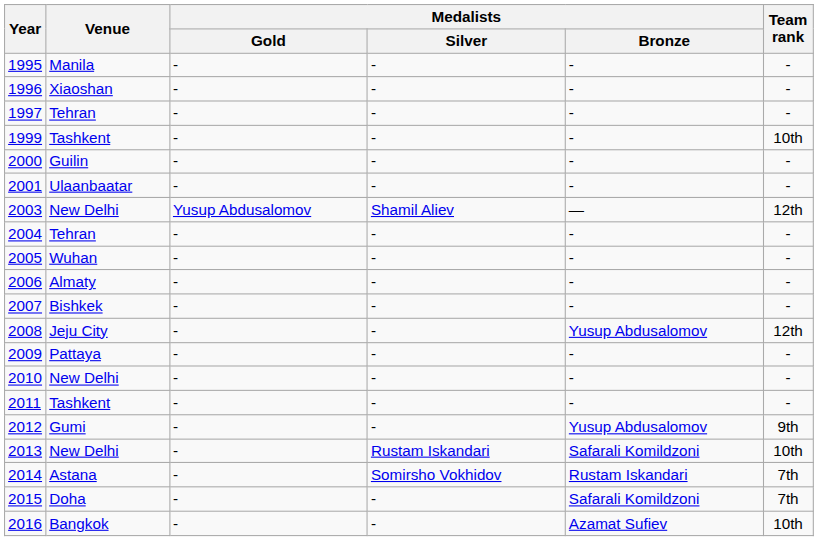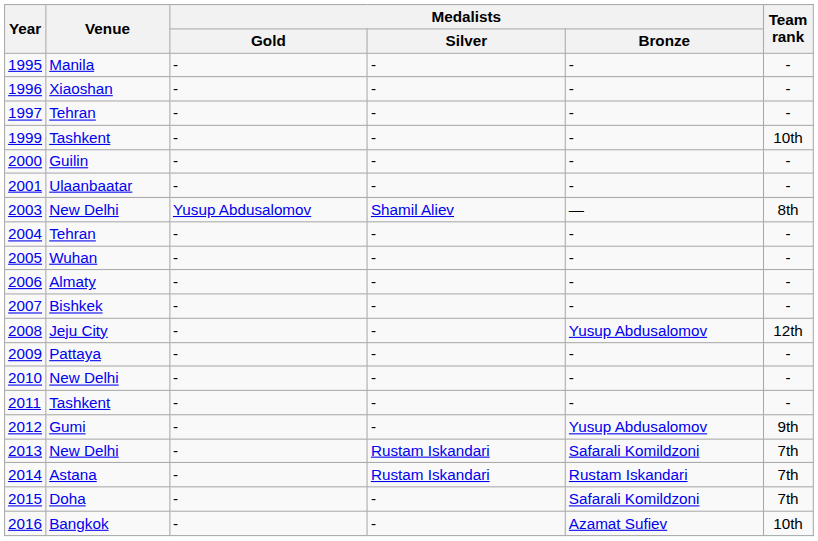(788, 210) 12th -> (788, 210) 8th
(788, 451) 10th -> (788, 451) 7th
(436, 475) Somirsho Vokhidov -> (430, 475) Rustam Iskandari
